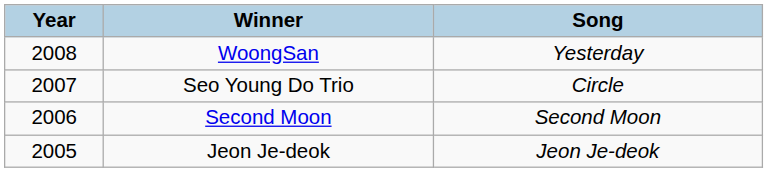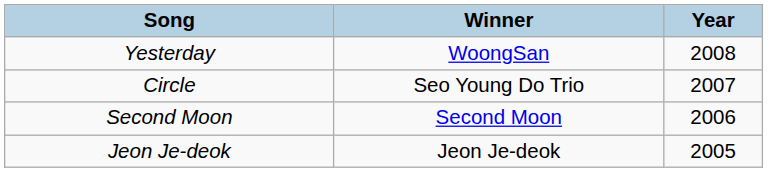columns swapped: (54, 20) <-> (598, 20)
